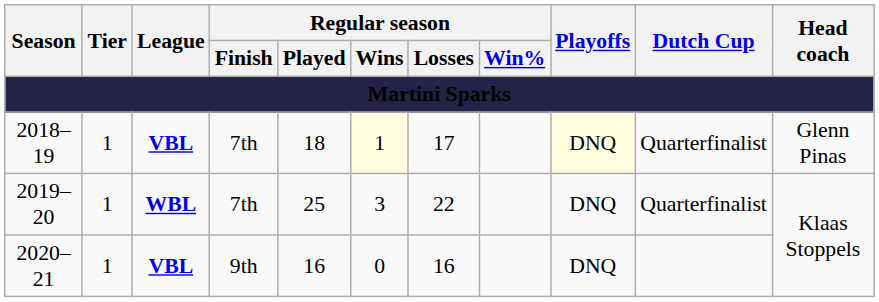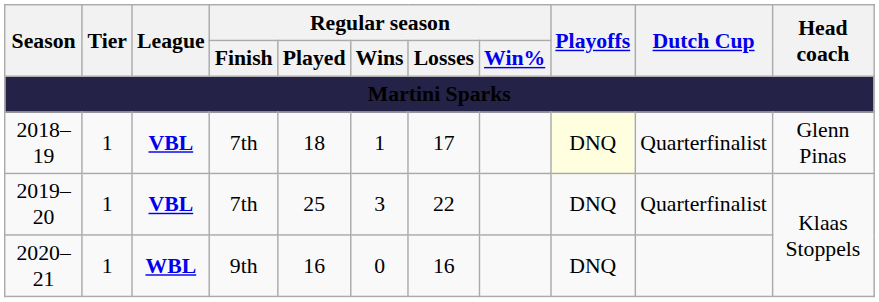(380, 142) lightyellow background -> (380, 142) no background
(171, 204) WBL -> (171, 204) VBL
(171, 266) VBL -> (171, 266) WBL
